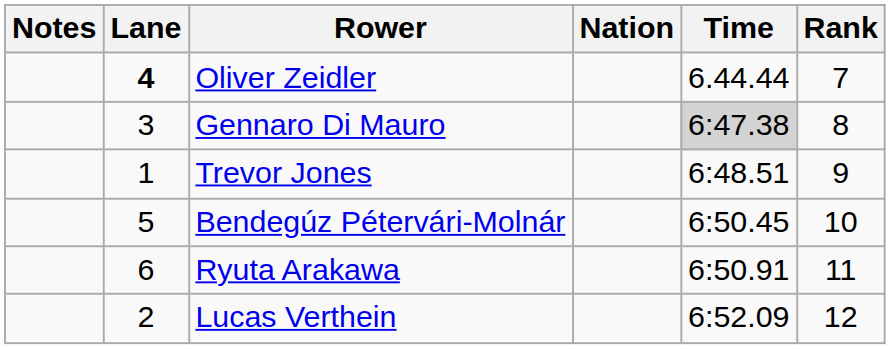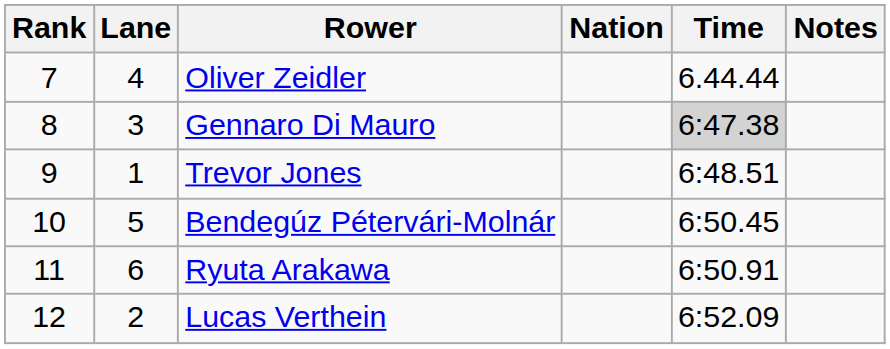columns swapped: (841, 28) <-> (54, 28)
(146, 76) bold -> (136, 76) normal
